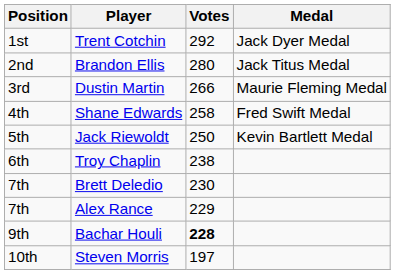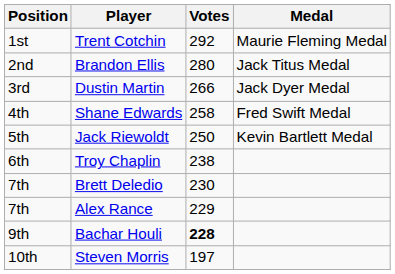(293, 40) Jack Dyer Medal -> (312, 40) Maurie Fleming Medal
(312, 88) Maurie Fleming Medal -> (293, 88) Jack Dyer Medal
